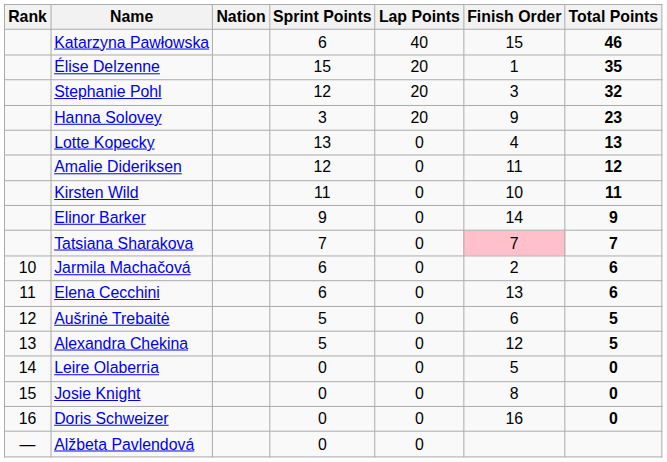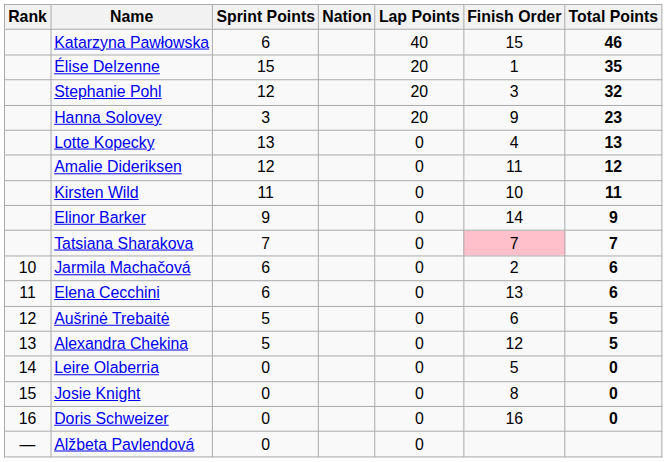columns swapped: (241, 17) <-> (322, 17)
